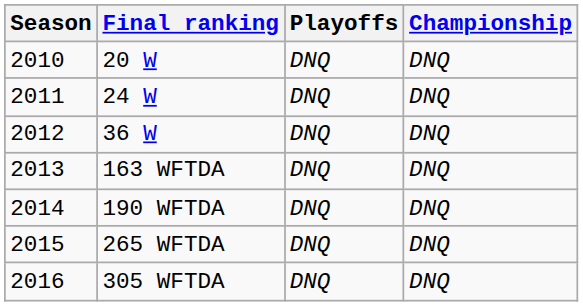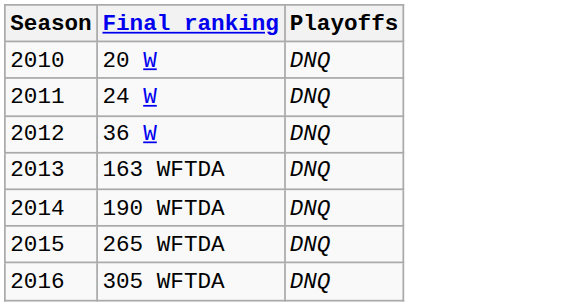- column: (491, 23)
